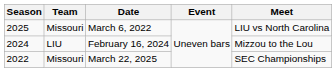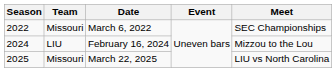(18, 28) 2025 -> (18, 28) 2022
(282, 28) LIU vs North Carolina -> (280, 28) SEC Championships
(18, 59) 2022 -> (18, 59) 2025
(280, 59) SEC Championships -> (282, 59) LIU vs North Carolina
